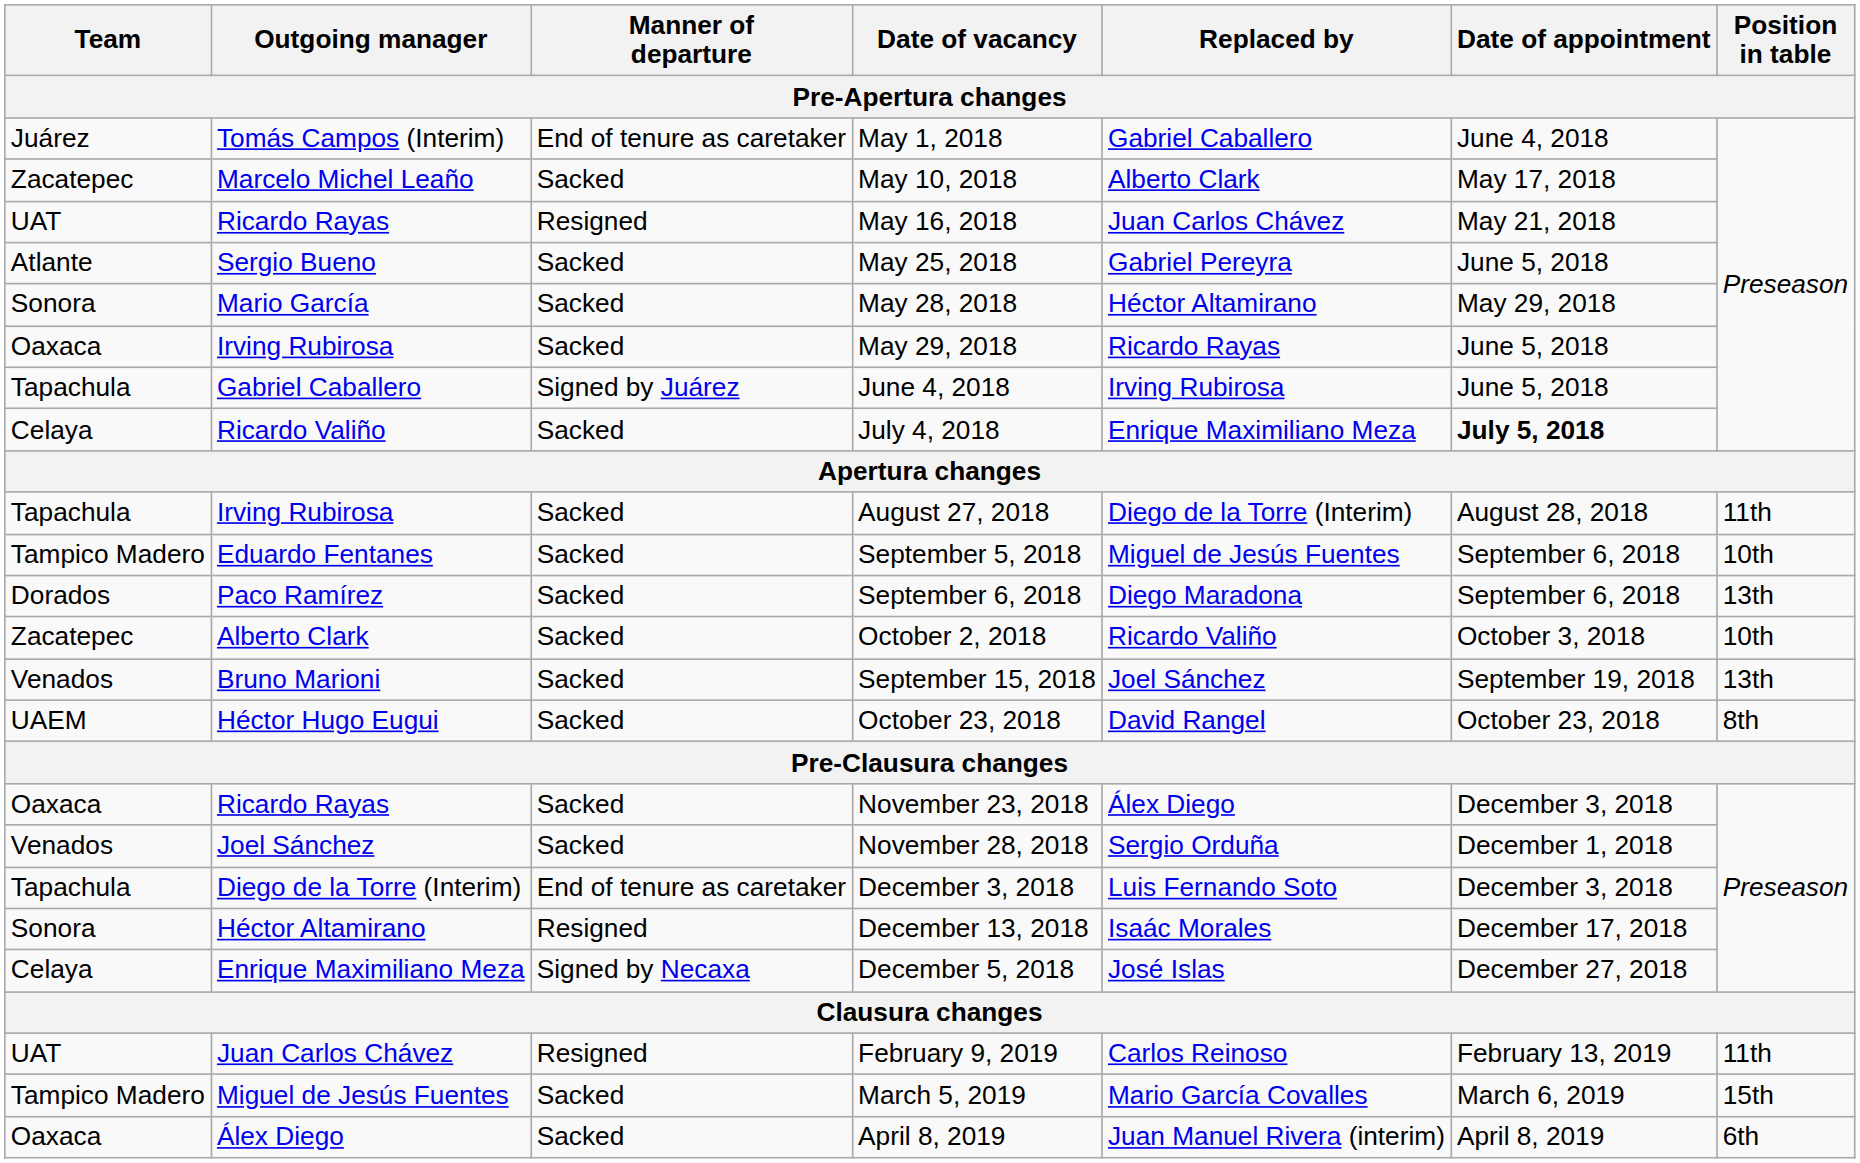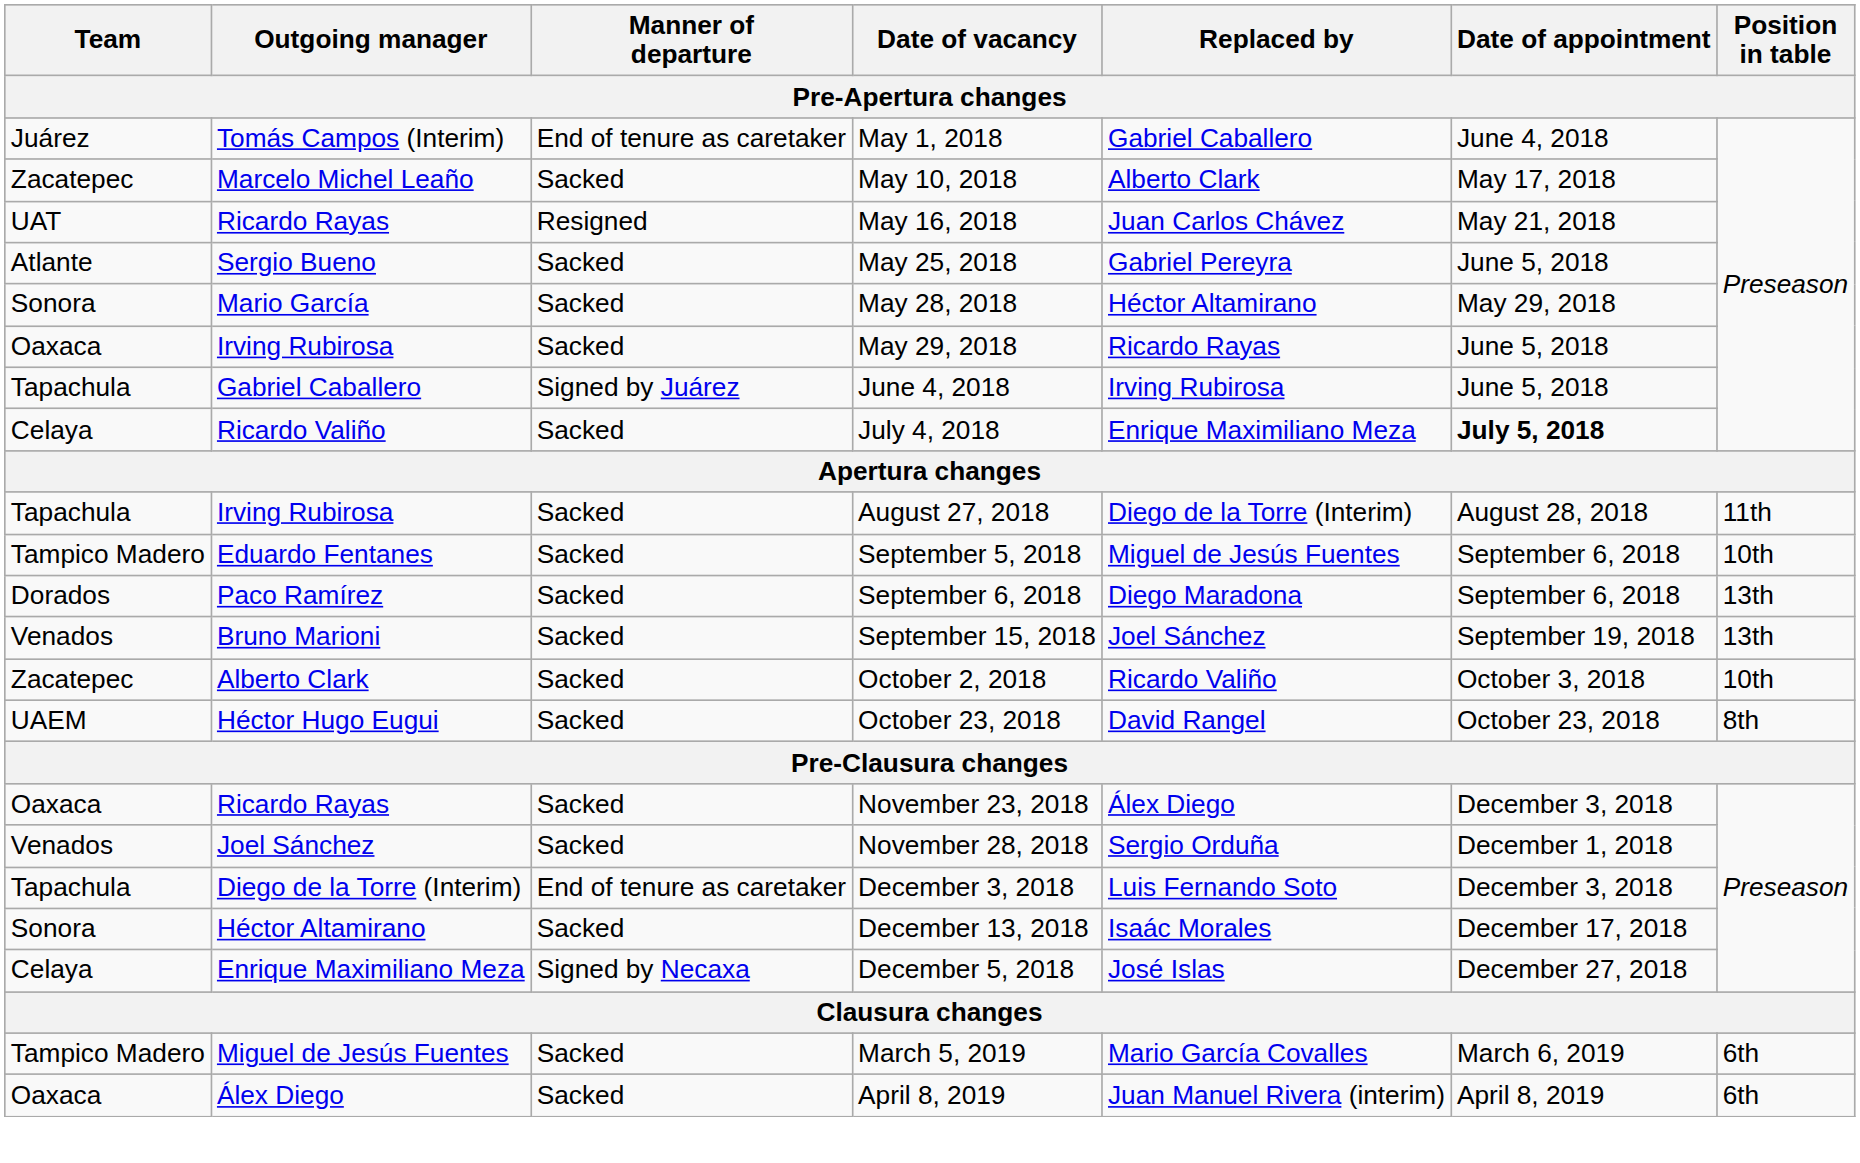rows swapped: (977, 679) <-> (952, 637)
(592, 928) Resigned -> (581, 928) Sacked
- row: (958, 1053)
(1748, 1095) 15th -> (1741, 1053) 6th
